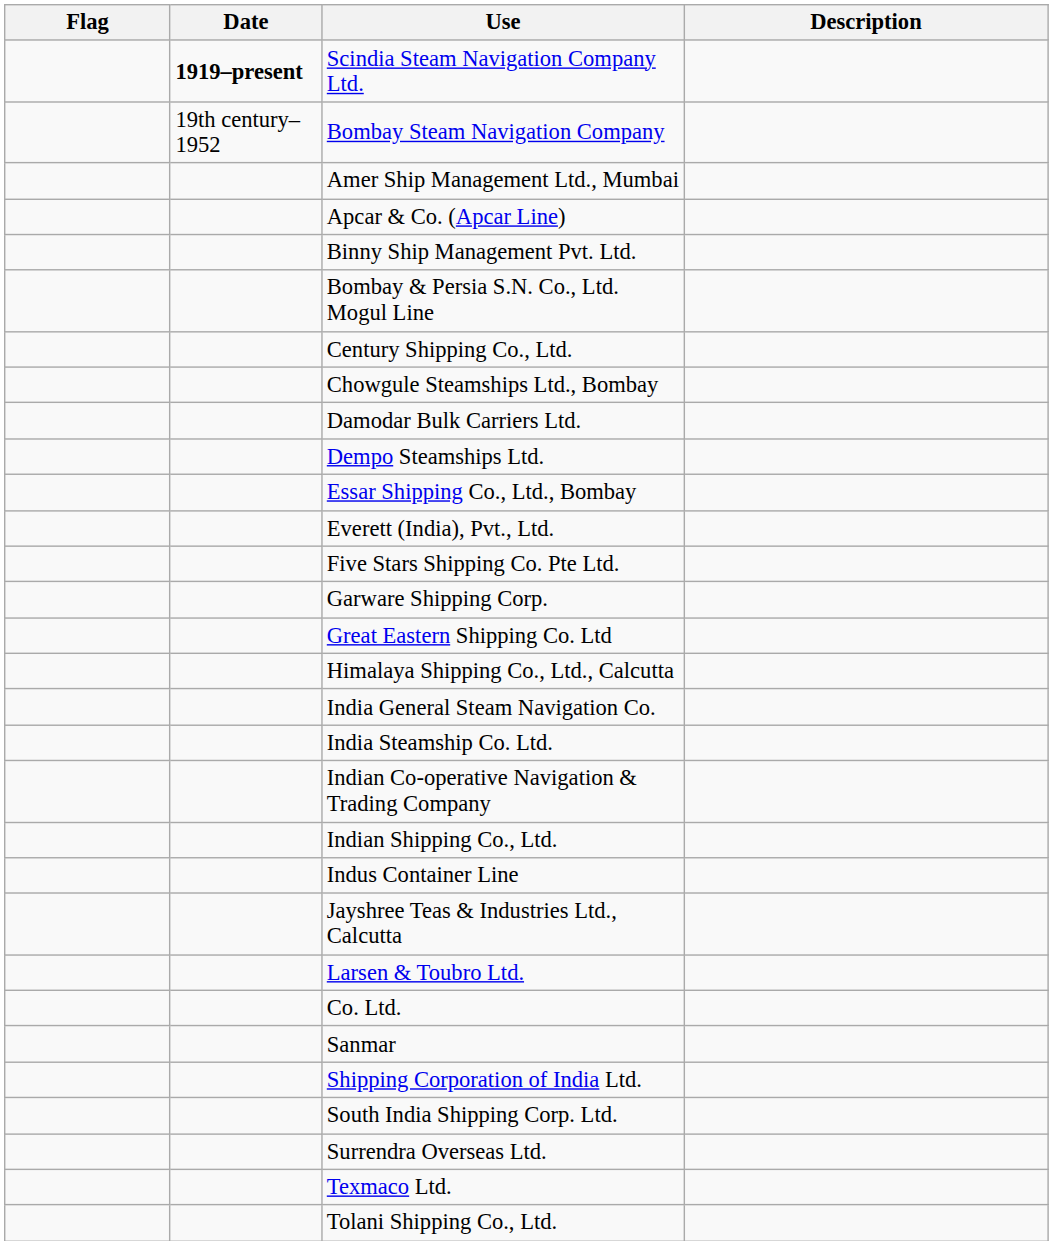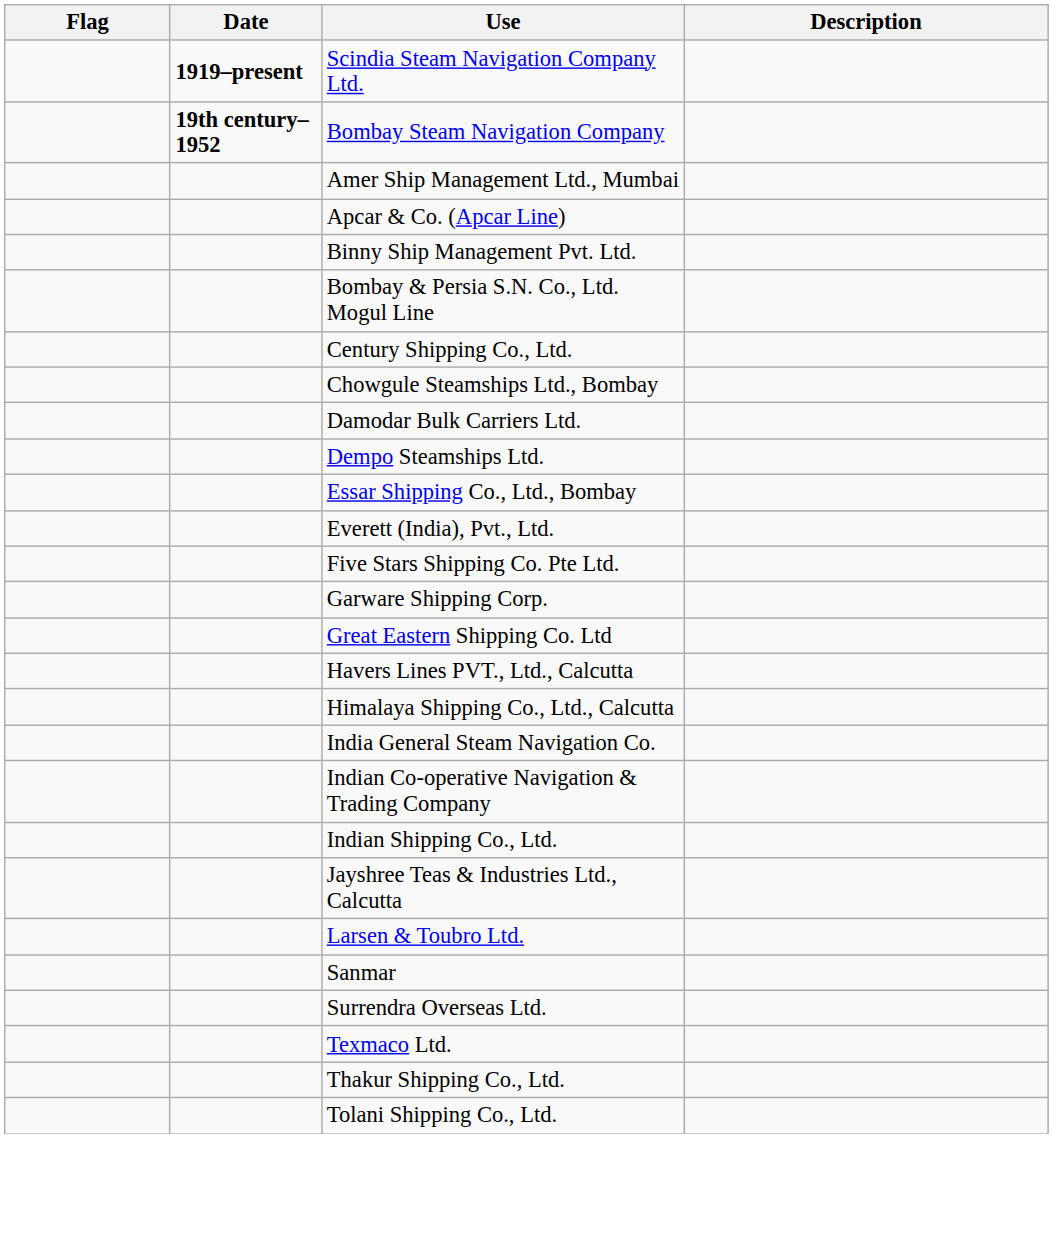(238, 132) normal -> (242, 132) bold
+ row: (480, 670)
- row: (440, 742)
- row: (423, 875)
- row: (364, 1007)
- row: (484, 1079)
- row: (472, 1115)
+ row: (446, 1079)
